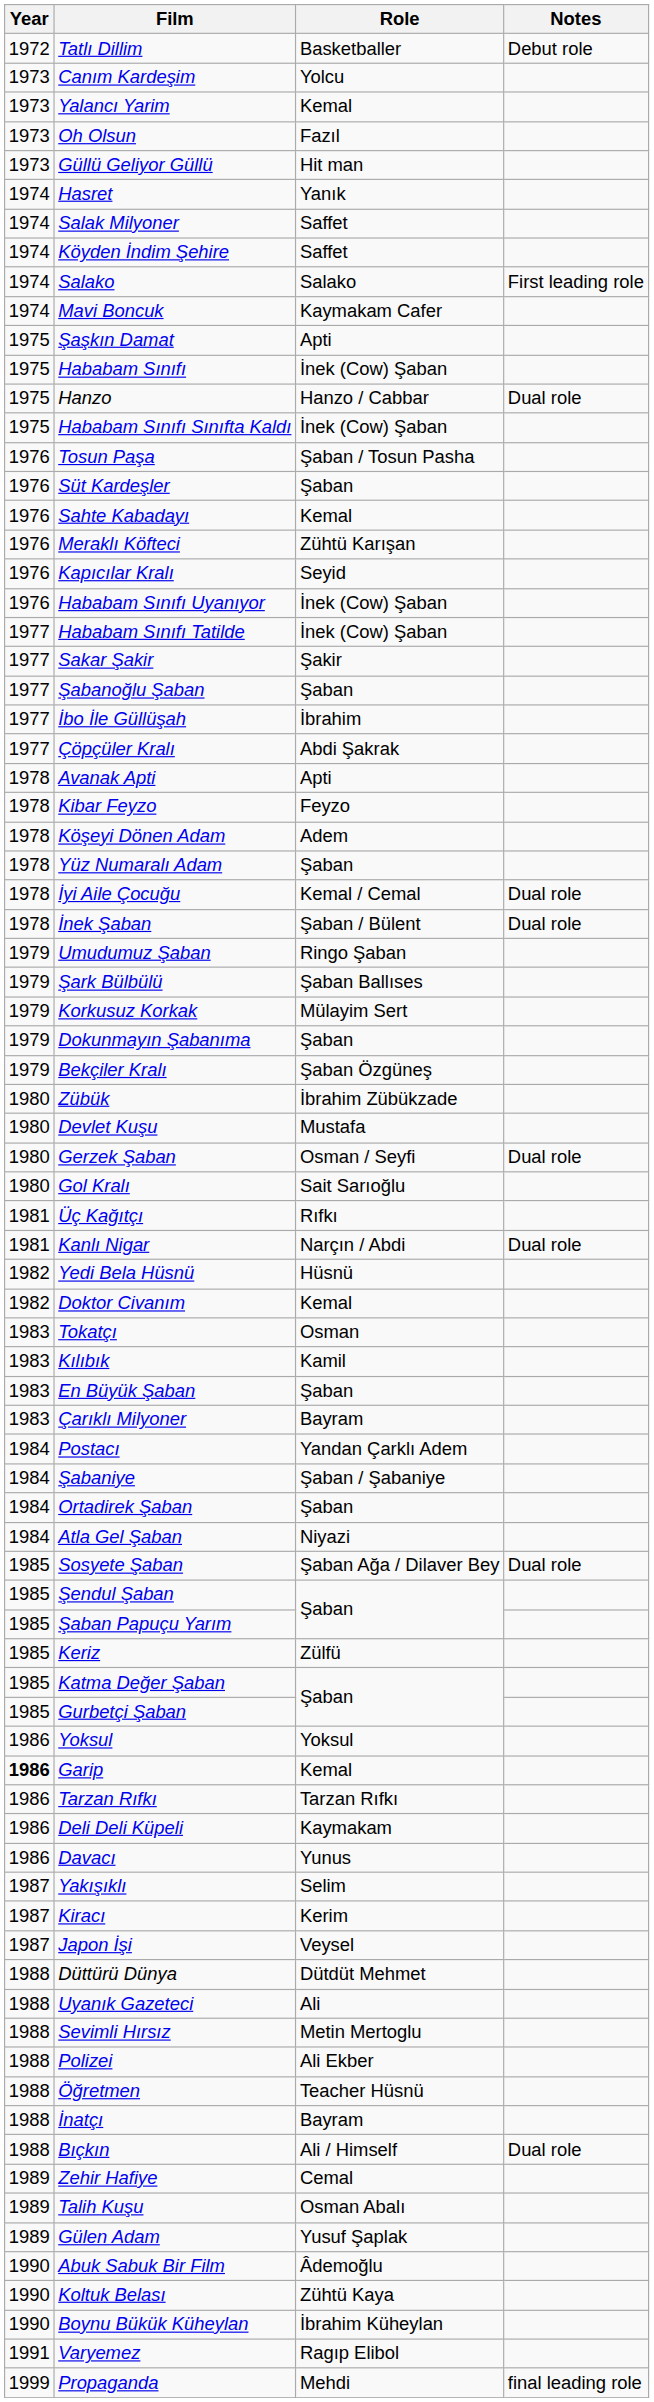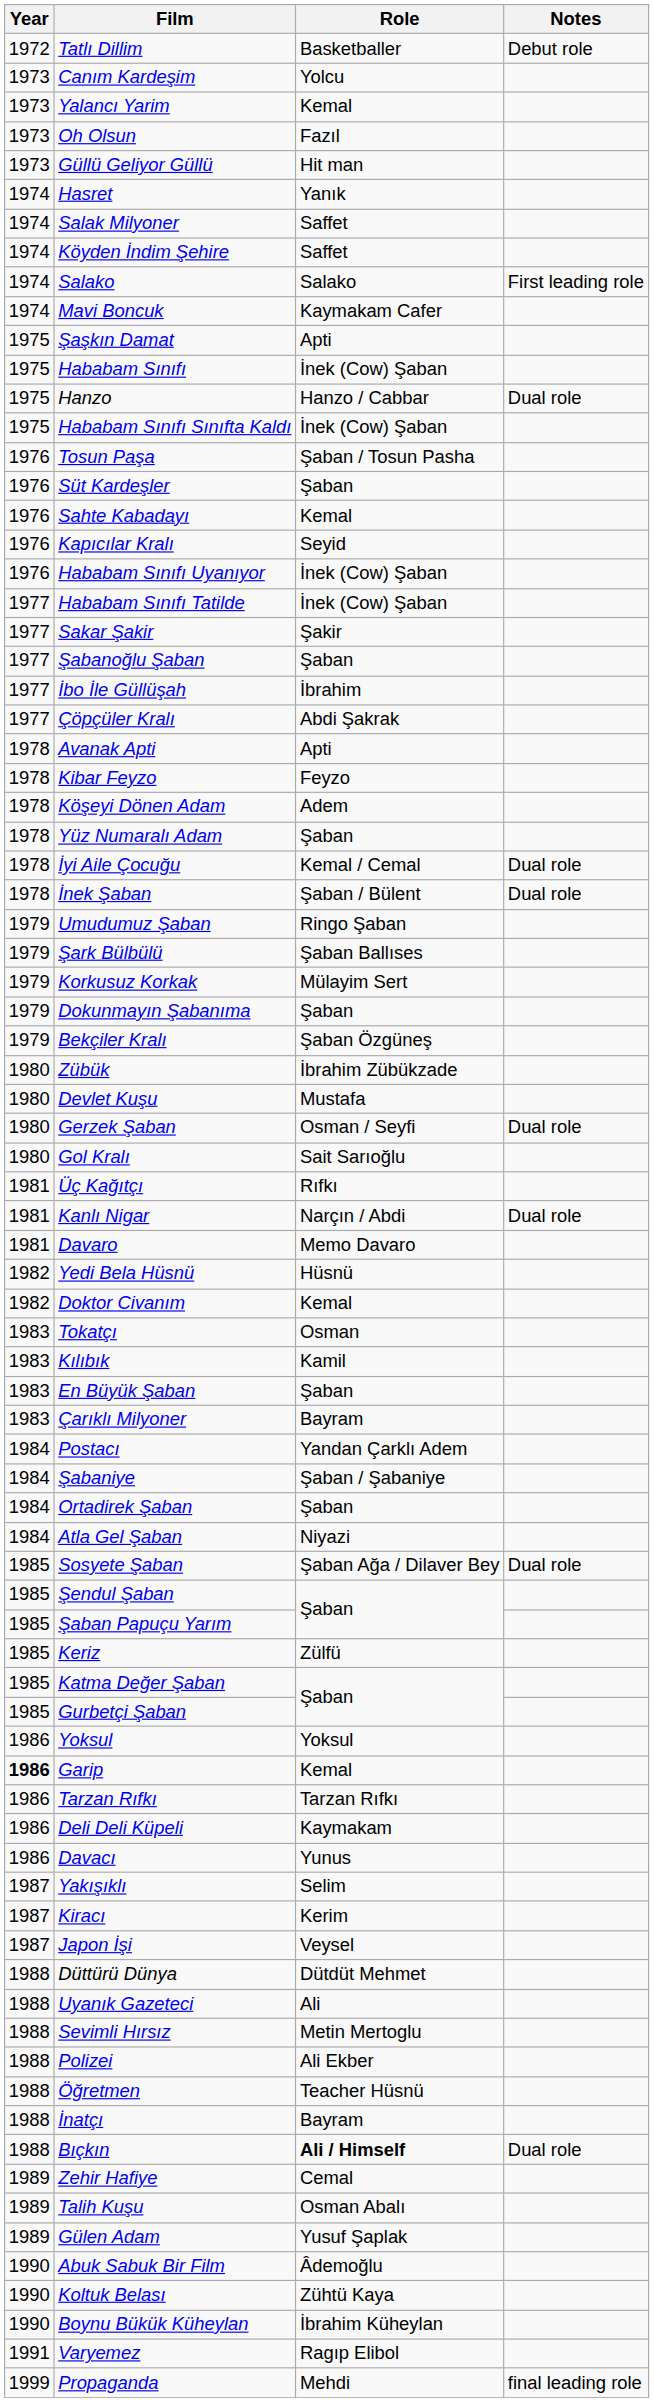- row: (119, 544)
+ row: (88, 1244)
(348, 2149) normal -> (353, 2149) bold
